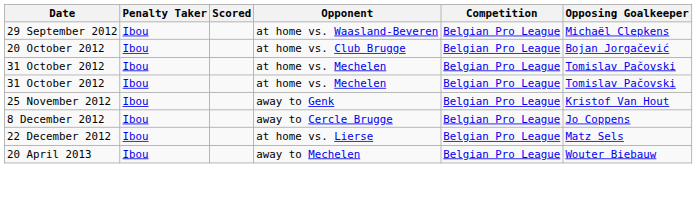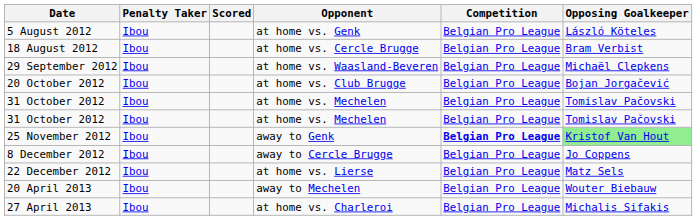+ row: (49, 31)
+ row: (52, 48)
(502, 101) normal -> (502, 136) bold
(617, 101) no background -> (617, 136) lightgreen background
+ row: (49, 207)
